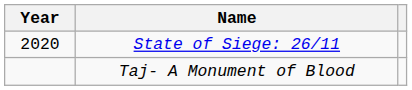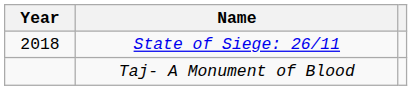(40, 45) 2020 -> (40, 45) 2018
